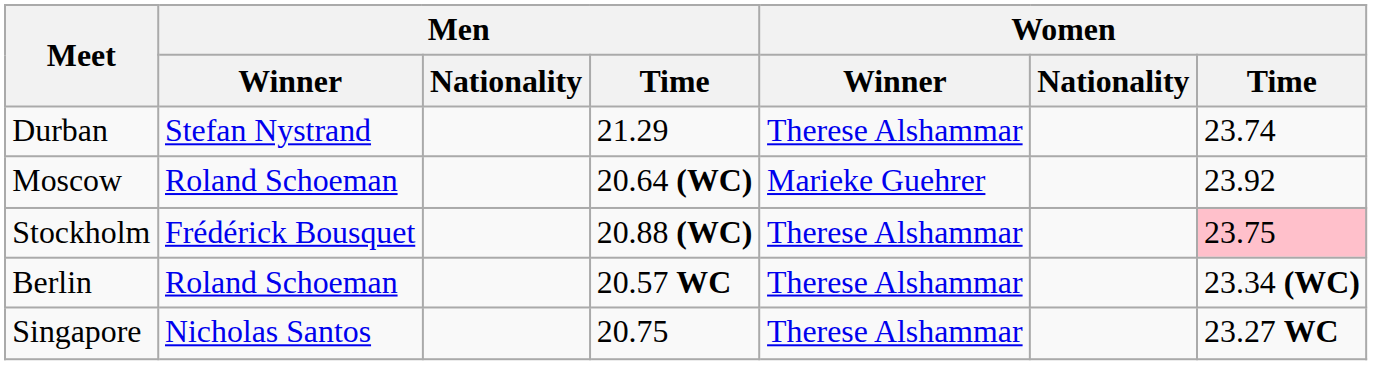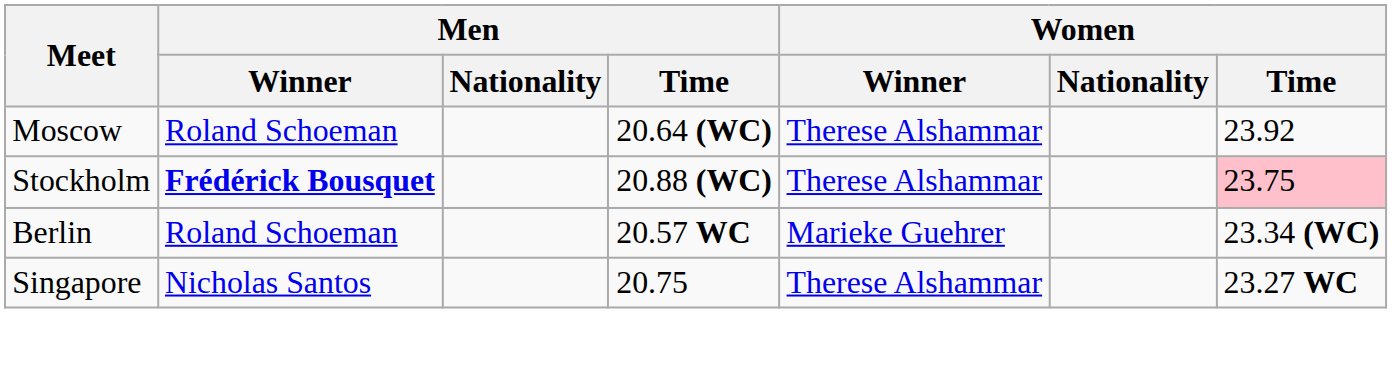- row: (60, 130)
(876, 181) Marieke Guehrer -> (914, 130) Therese Alshammar
(290, 231) normal -> (300, 181) bold
(895, 282) Therese Alshammar -> (896, 231) Marieke Guehrer
